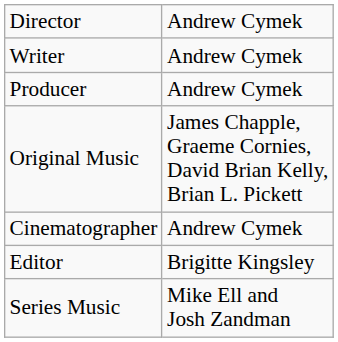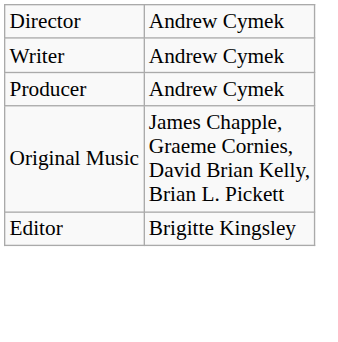- row: (83, 228)
- row: (65, 307)
